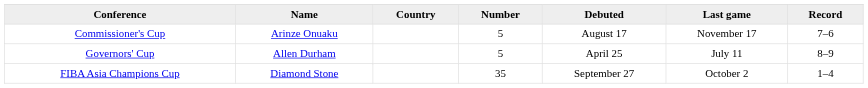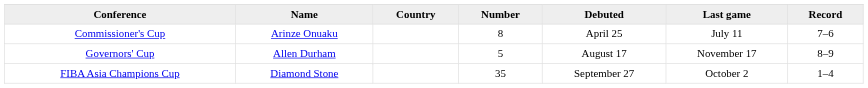(500, 34) 5 -> (500, 34) 8
(604, 34) August 17 -> (604, 34) April 25
(727, 34) November 17 -> (727, 34) July 11
(604, 53) April 25 -> (604, 53) August 17
(727, 53) July 11 -> (727, 53) November 17
